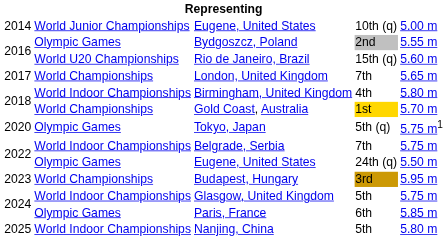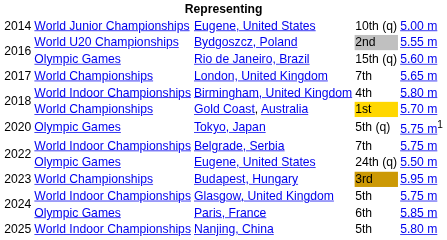(78, 42) Olympic Games -> (107, 42) World U20 Championships
(107, 59) World U20 Championships -> (78, 59) Olympic Games
